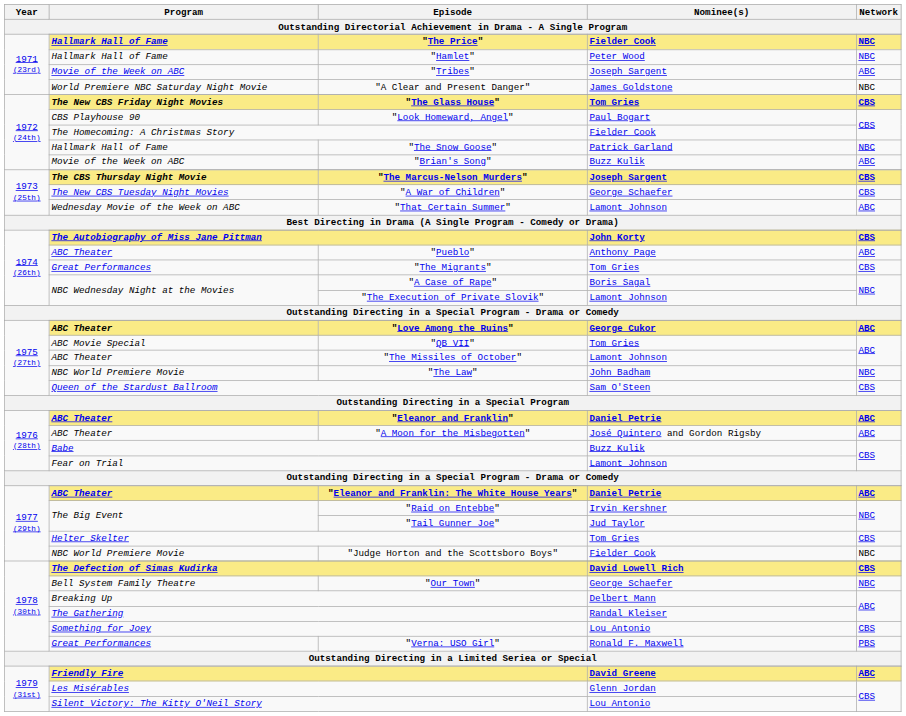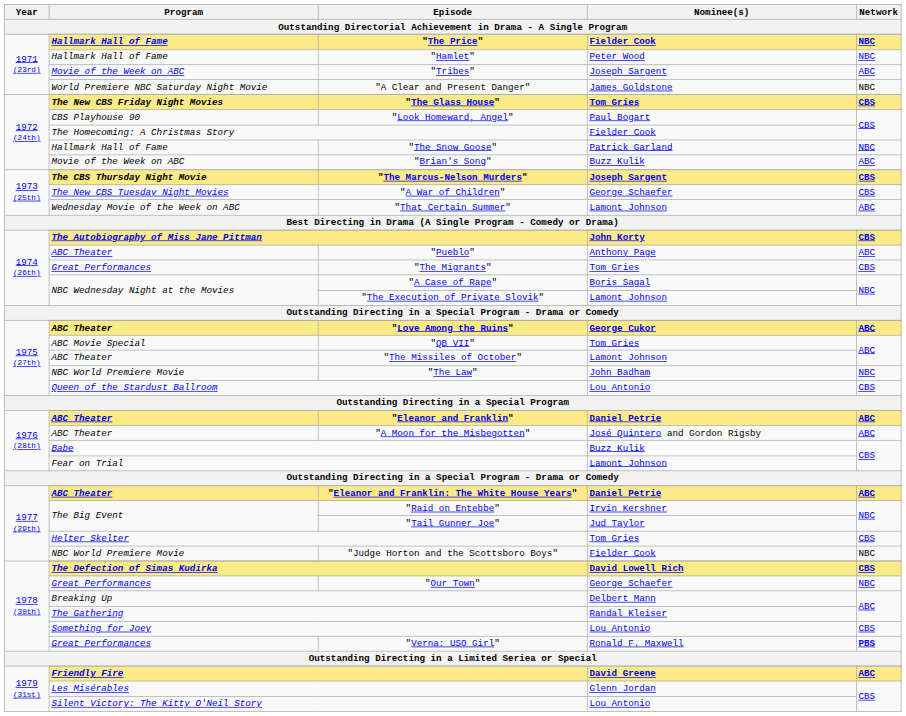(620, 388) Sam O'Steen -> (620, 388) Lou Antonio
(123, 584) Bell System Family Theatre -> (101, 584) Great Performances
(867, 644) normal -> (867, 644) bold
